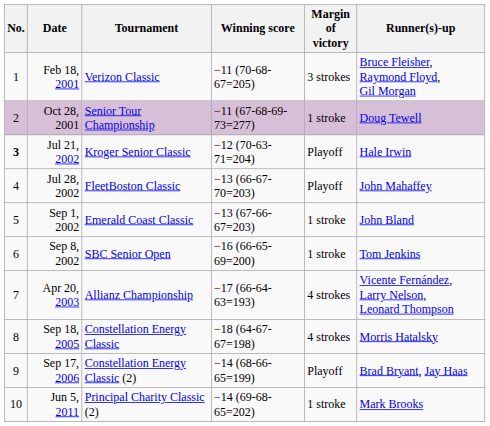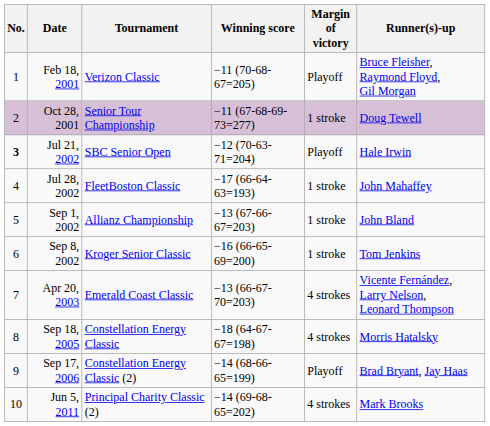(329, 77) 3 strokes -> (325, 77) Playoff
(138, 152) Kroger Senior Classic -> (128, 152) SBC Senior Open
(243, 186) −13 (66-67-70=203) -> (243, 186) −17 (66-64-63=193)
(325, 186) Playoff -> (326, 186) 1 stroke
(139, 220) Emerald Coast Classic -> (139, 220) Allianz Championship
(128, 254) SBC Senior Open -> (138, 254) Kroger Senior Classic
(139, 295) Allianz Championship -> (139, 295) Emerald Coast Classic
(243, 295) −17 (66-64-63=193) -> (243, 295) −13 (66-67-70=203)
(326, 404) 1 stroke -> (329, 404) 4 strokes
